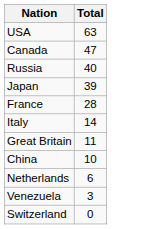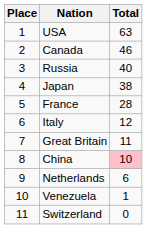+ column: (22, 13)
(90, 50) 47 -> (126, 50) 46
(90, 86) 39 -> (126, 86) 38
(90, 123) 14 -> (126, 123) 12
(90, 159) no background -> (126, 159) pink background
(90, 196) 3 -> (126, 196) 1
